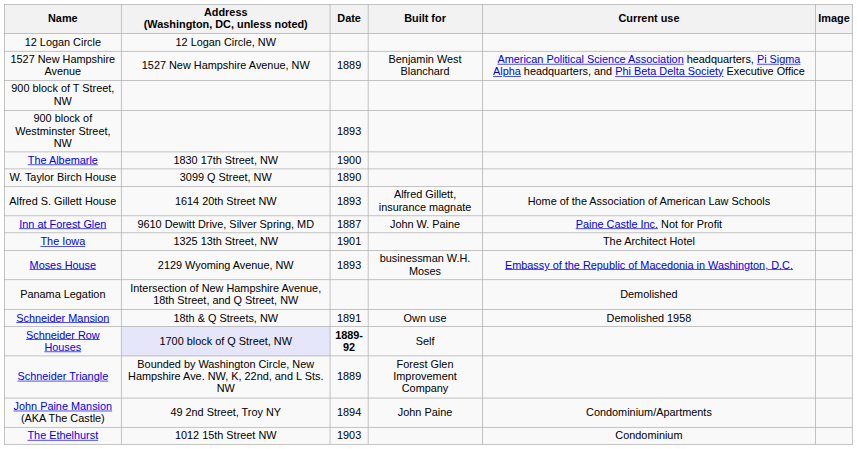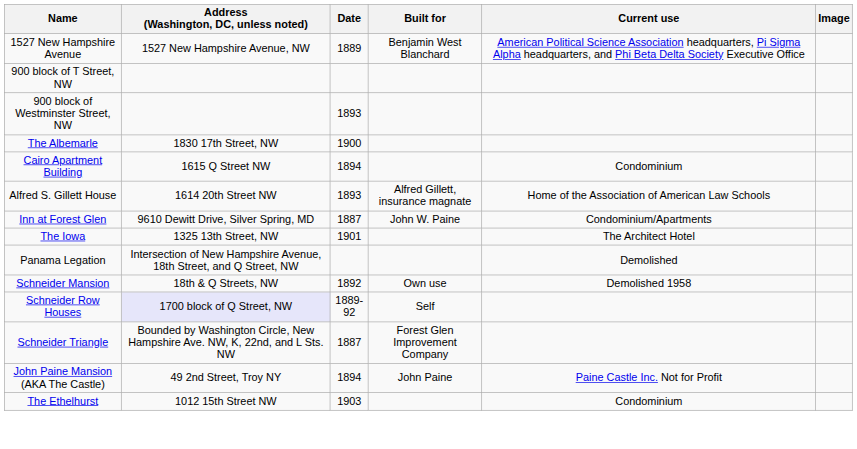- row: (63, 42)
- row: (63, 177)
+ row: (63, 166)
(649, 224) Paine Castle Inc. Not for Profit -> (649, 219) Condominium/Apartments
- row: (63, 265)
(349, 318) 1891 -> (349, 283) 1892
(349, 341) bold -> (349, 306) normal
(349, 377) 1889 -> (349, 342) 1887
(649, 412) Condominium/Apartments -> (649, 378) Paine Castle Inc. Not for Profit
